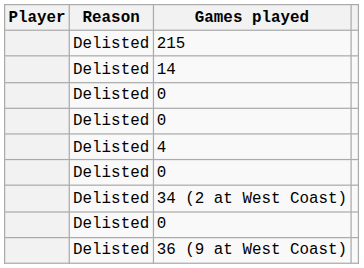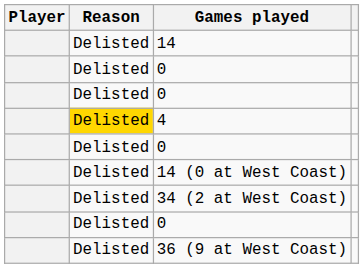- row: (37, 43)
(111, 147) no background -> (111, 121) gold background
+ row: (37, 173)
